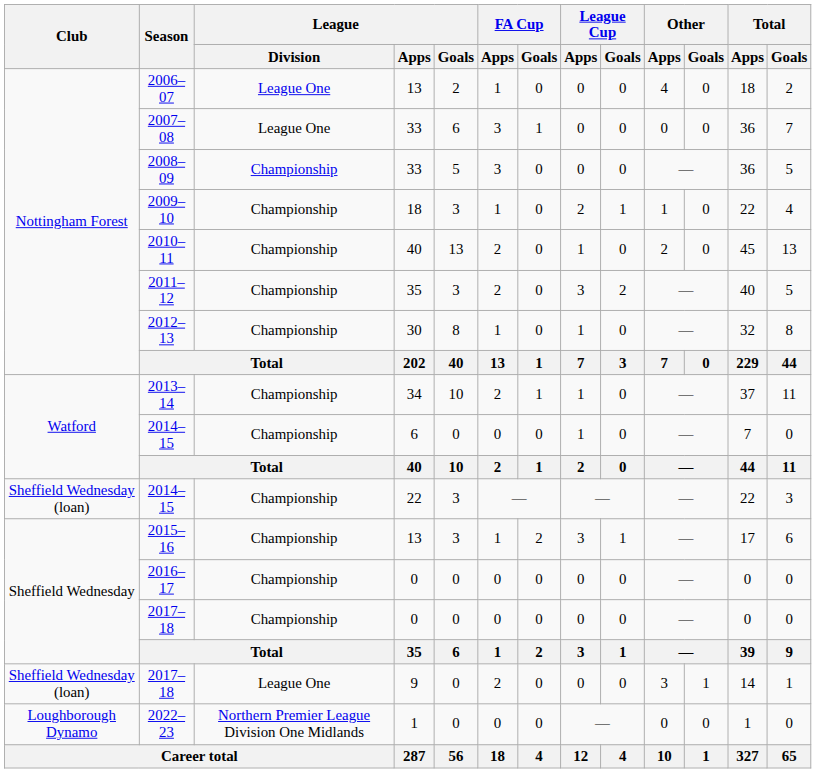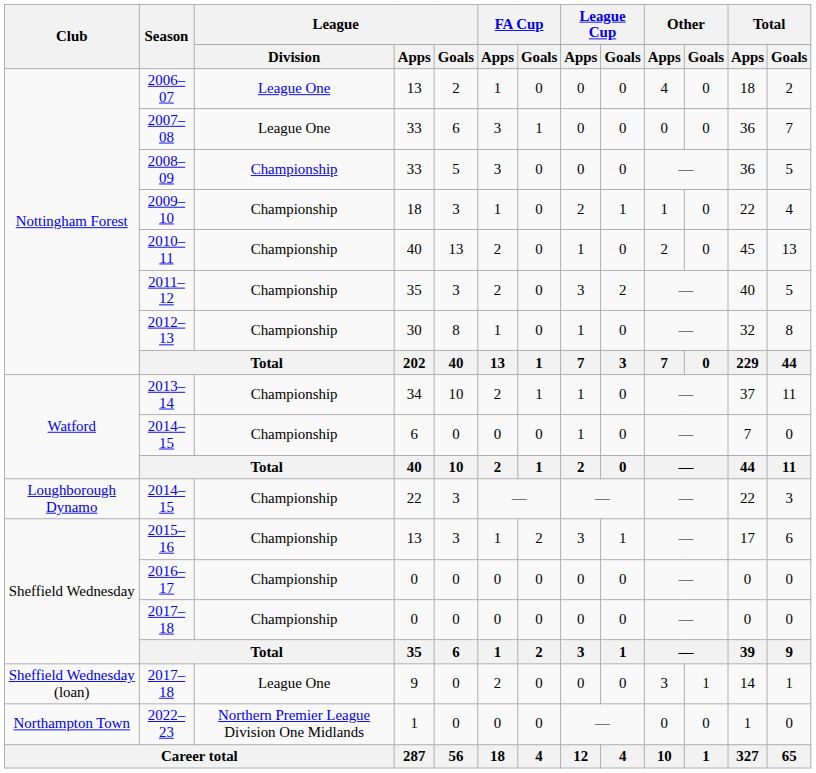(72, 498) Sheffield Wednesday (loan) -> (72, 498) Loughborough Dynamo
(72, 724) Loughborough Dynamo -> (72, 724) Northampton Town
